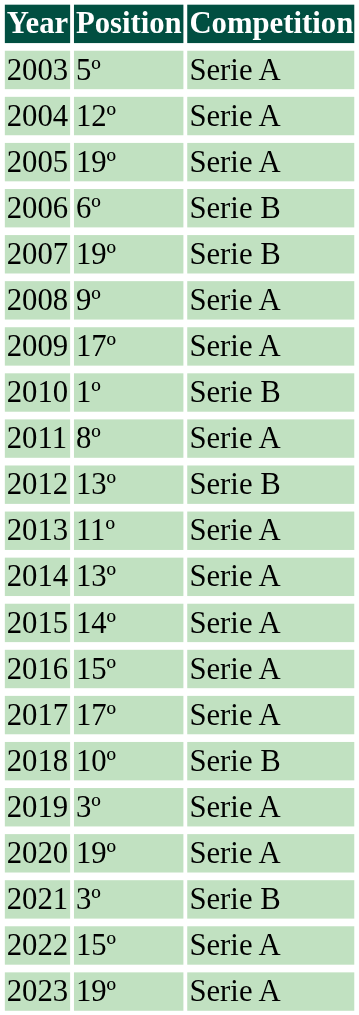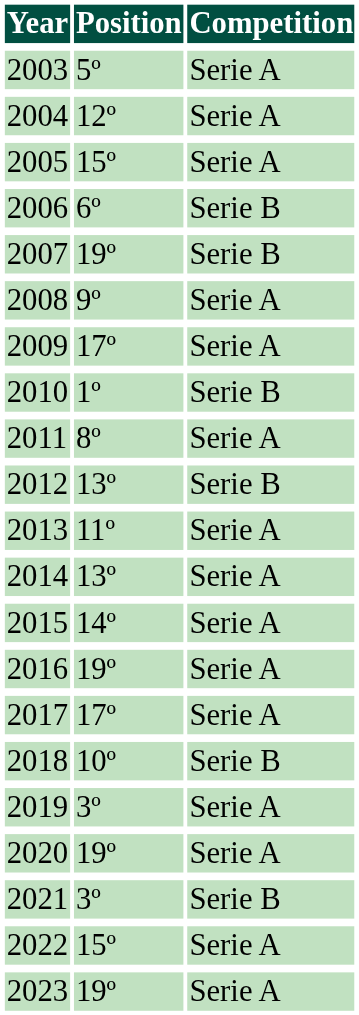(96, 161) 19º -> (96, 161) 15º
(96, 668) 15º -> (96, 668) 19º
